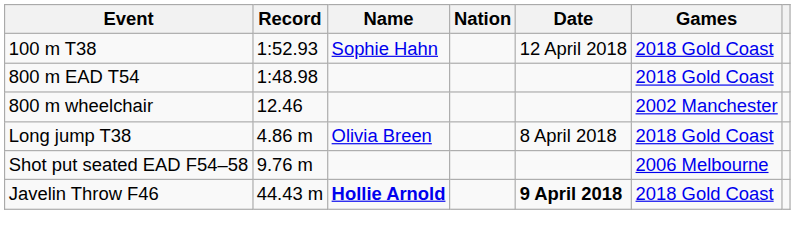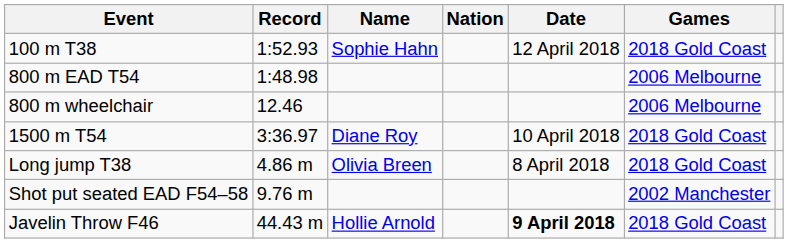(705, 77) 2018 Gold Coast -> (695, 77) 2006 Melbourne
(707, 106) 2002 Manchester -> (695, 106) 2006 Melbourne
+ row: (58, 135)
(702, 164) 2006 Melbourne -> (699, 194) 2002 Manchester
(389, 194) bold -> (383, 223) normal
